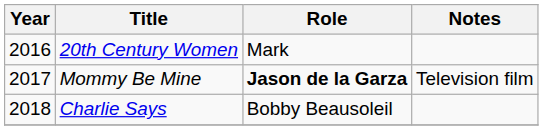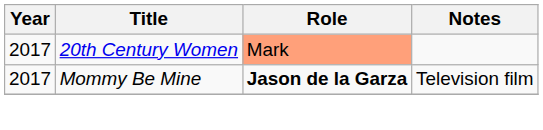(30, 49) 2016 -> (30, 49) 2017
(268, 49) no background -> (268, 49) lightsalmon background
- row: (113, 109)
